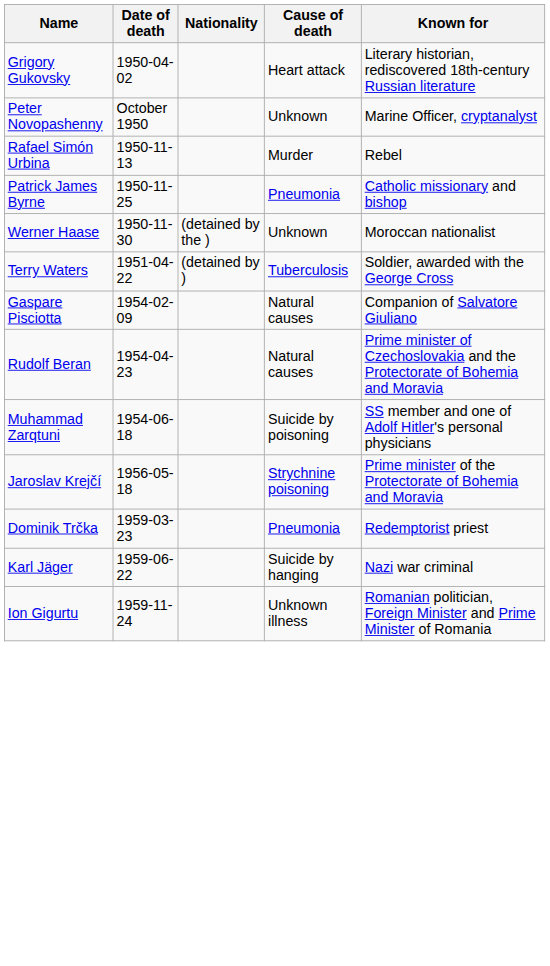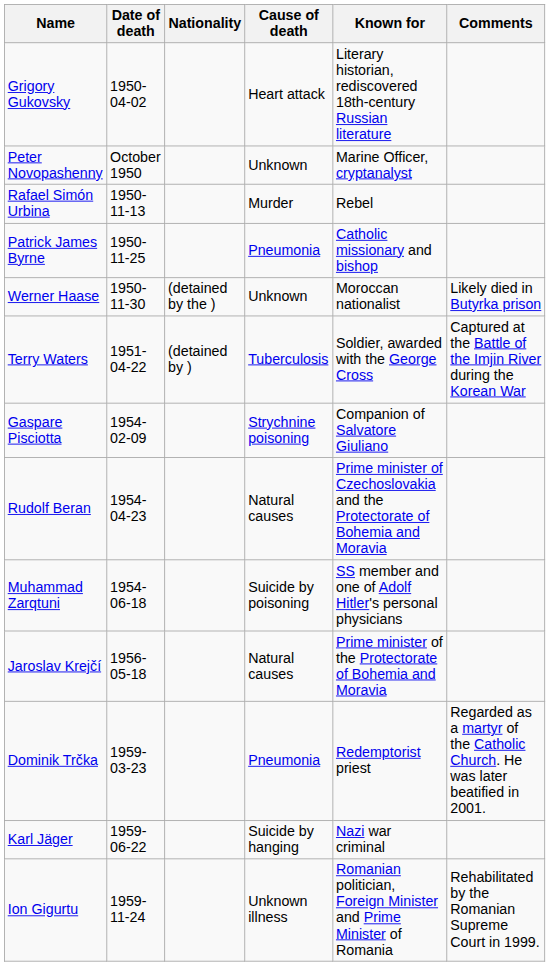+ column: (496, 23)
(291, 310) Natural causes -> (282, 430) Strychnine poisoning
(302, 481) Strychnine poisoning -> (271, 666) Natural causes
